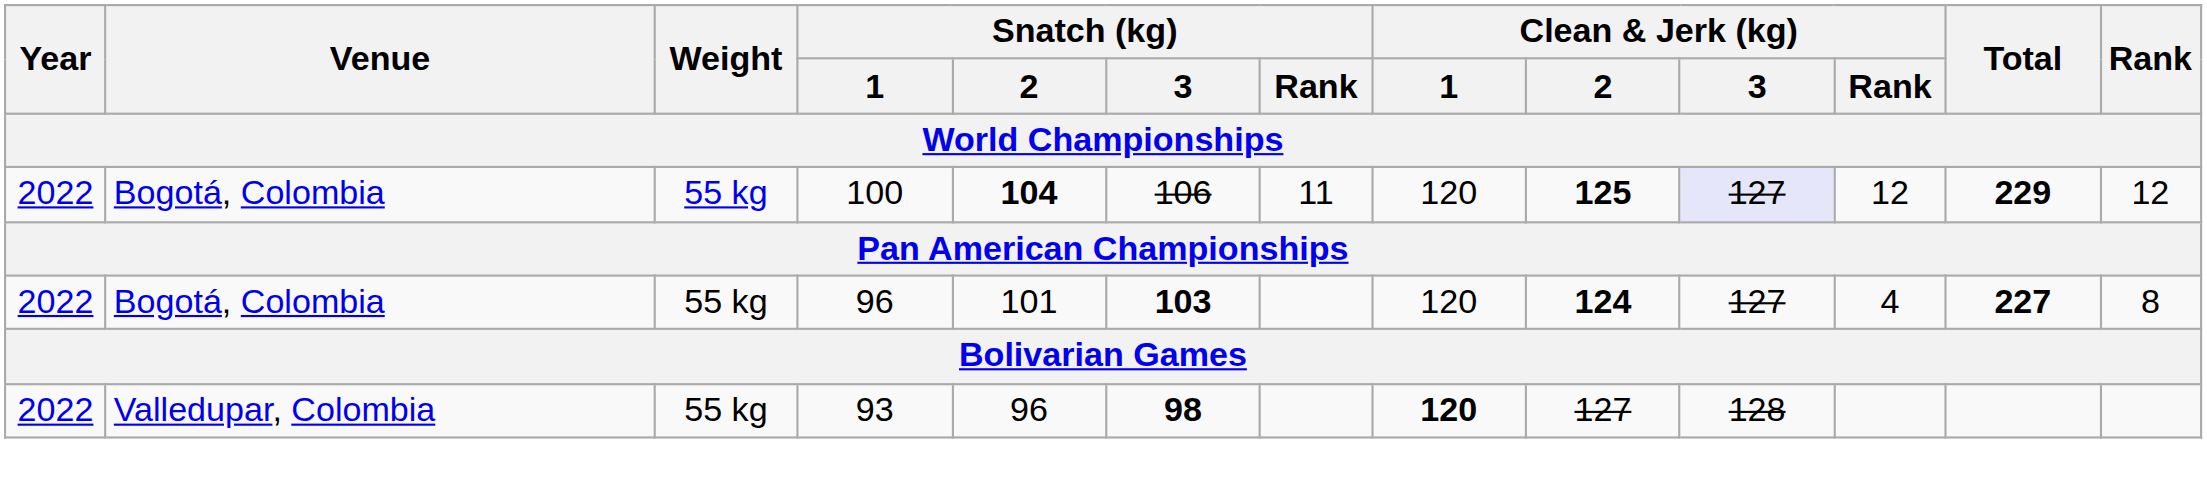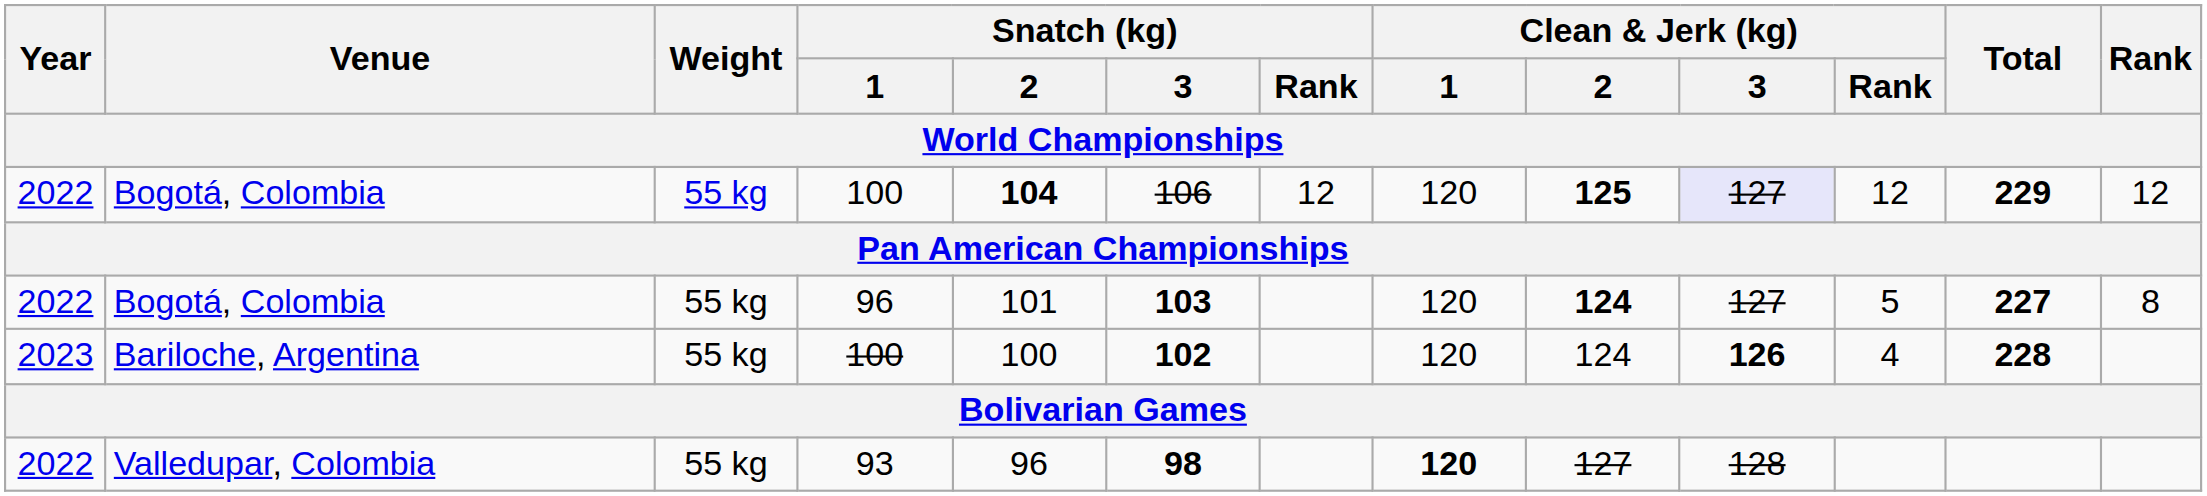(1316, 193) 11 -> (1316, 193) 12
(1890, 301) 4 -> (1890, 301) 5
+ row: (266, 355)
